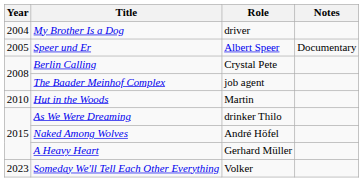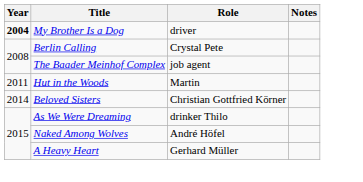(18, 30) normal -> (18, 30) bold
- row: (62, 47)
(18, 99) 2010 -> (18, 82) 2011
+ row: (67, 99)
- row: (126, 168)
